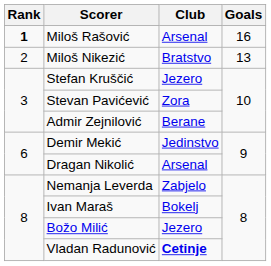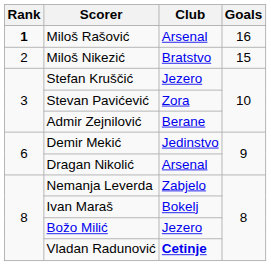(244, 57) 13 -> (244, 57) 15
